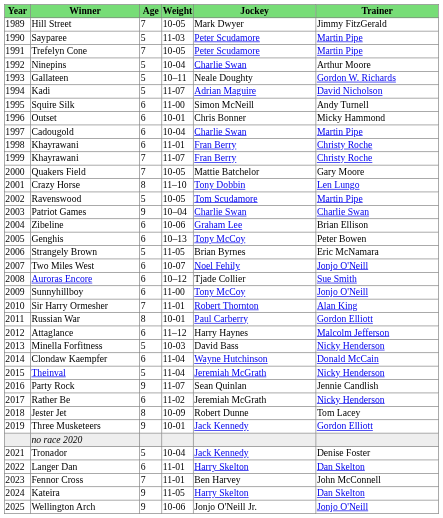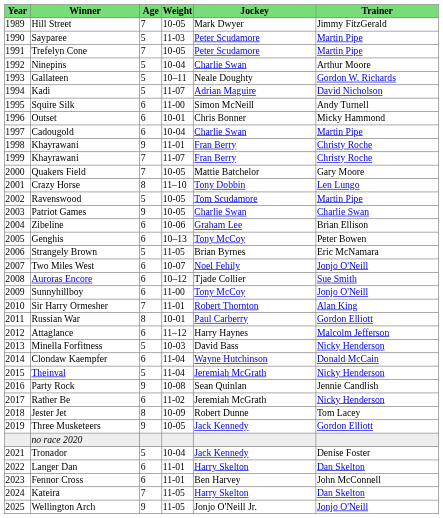(143, 145) 6 -> (143, 145) 9
(175, 212) 10–04 -> (174, 212) 10-05
(174, 386) 11-07 -> (174, 386) 10-08
(174, 426) 10-01 -> (174, 426) 10-05
(143, 480) 7 -> (143, 480) 6
(143, 493) 9 -> (143, 493) 7
(174, 506) 10-06 -> (174, 506) 11-05
